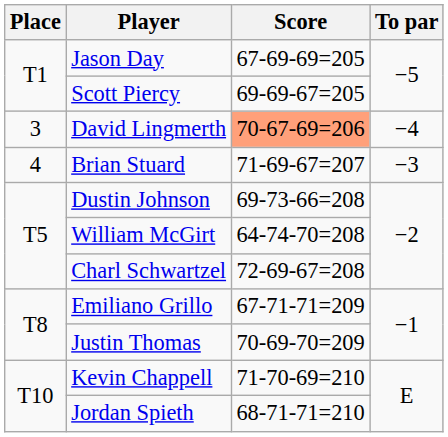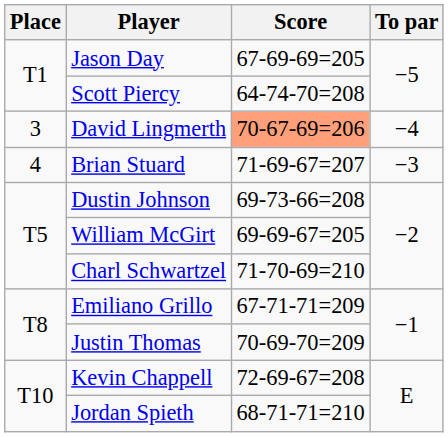(301, 93) 69-69-67=205 -> (301, 93) 64-74-70=208
(301, 235) 64-74-70=208 -> (301, 235) 69-69-67=205
(301, 270) 72-69-67=208 -> (301, 270) 71-70-69=210
(301, 377) 71-70-69=210 -> (301, 377) 72-69-67=208
